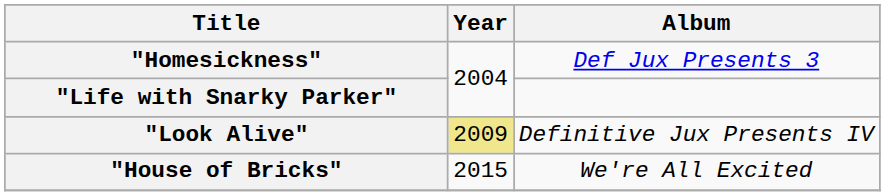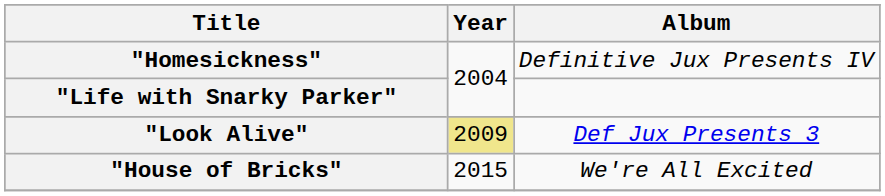(696, 60) Def Jux Presents 3 -> (696, 60) Definitive Jux Presents IV
(696, 135) Definitive Jux Presents IV -> (696, 135) Def Jux Presents 3
